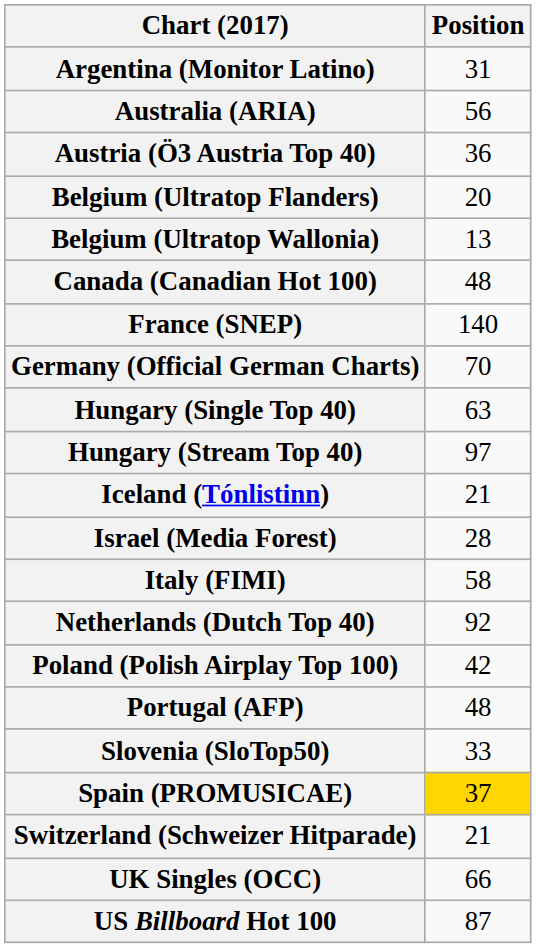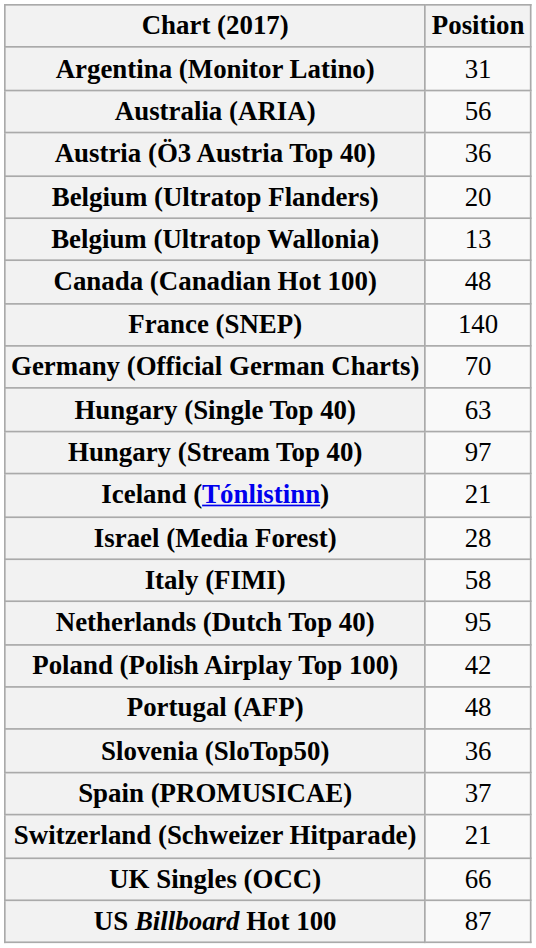(478, 622) 92 -> (478, 622) 95
(478, 750) 33 -> (478, 750) 36
(478, 793) gold background -> (478, 793) no background
